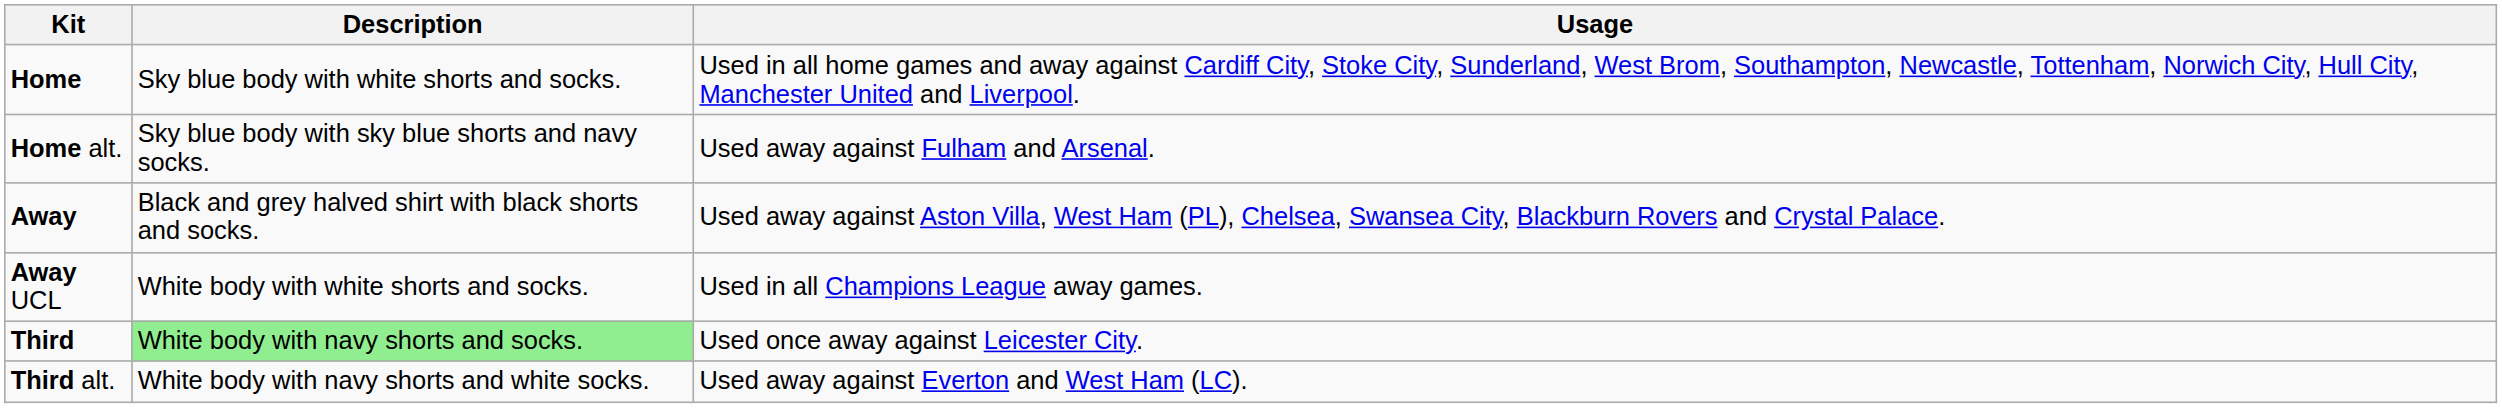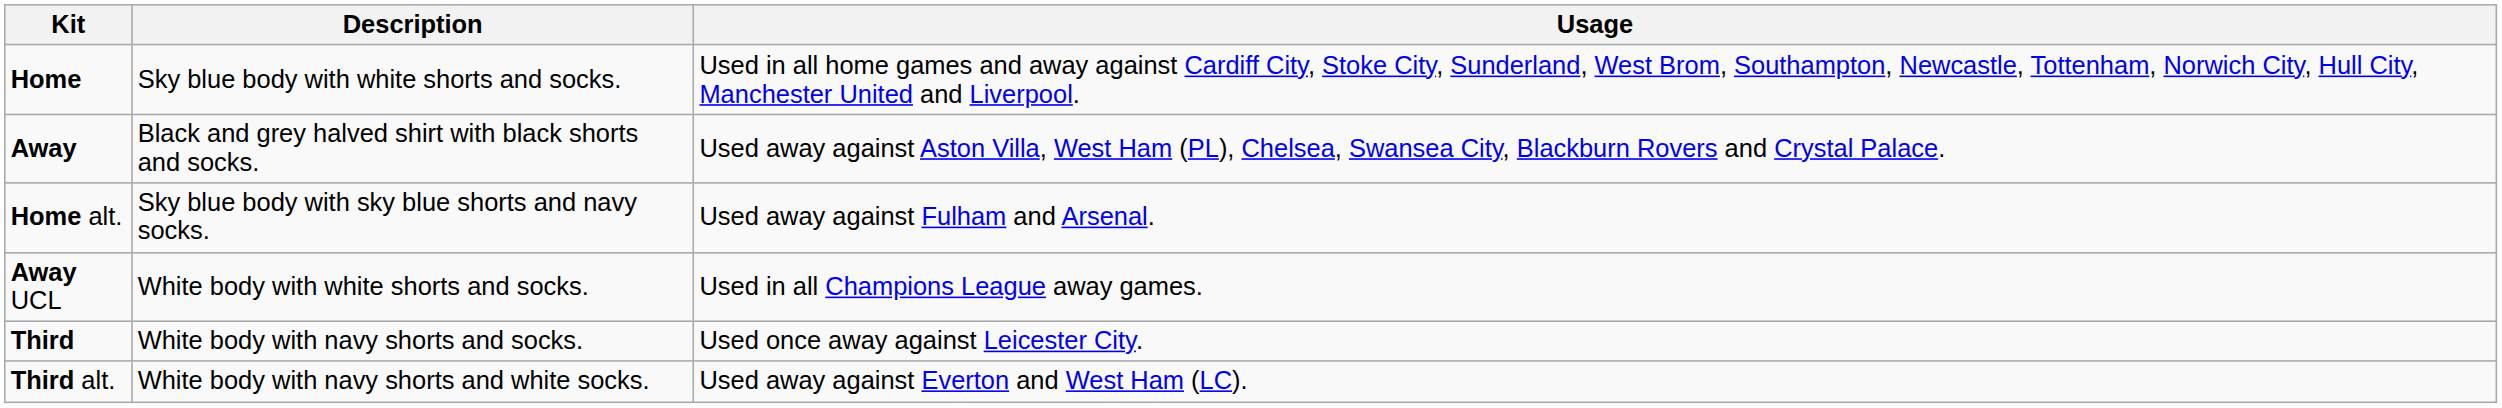rows swapped: (67, 148) <-> (44, 217)
(360, 340) lightgreen background -> (360, 340) no background
